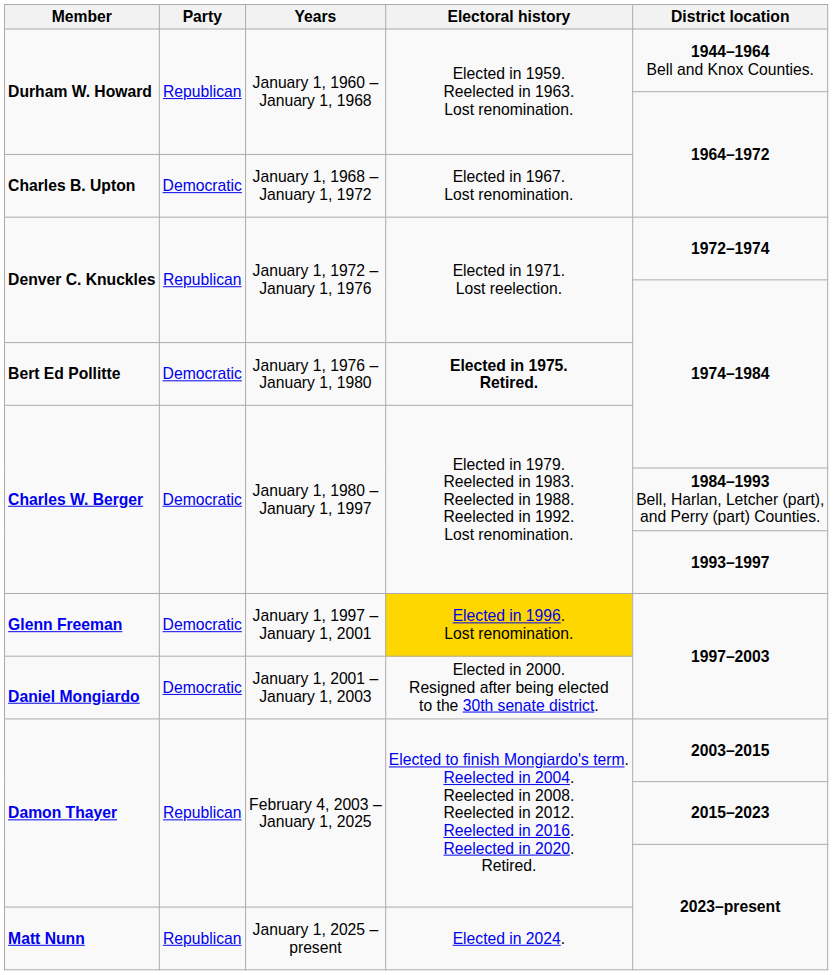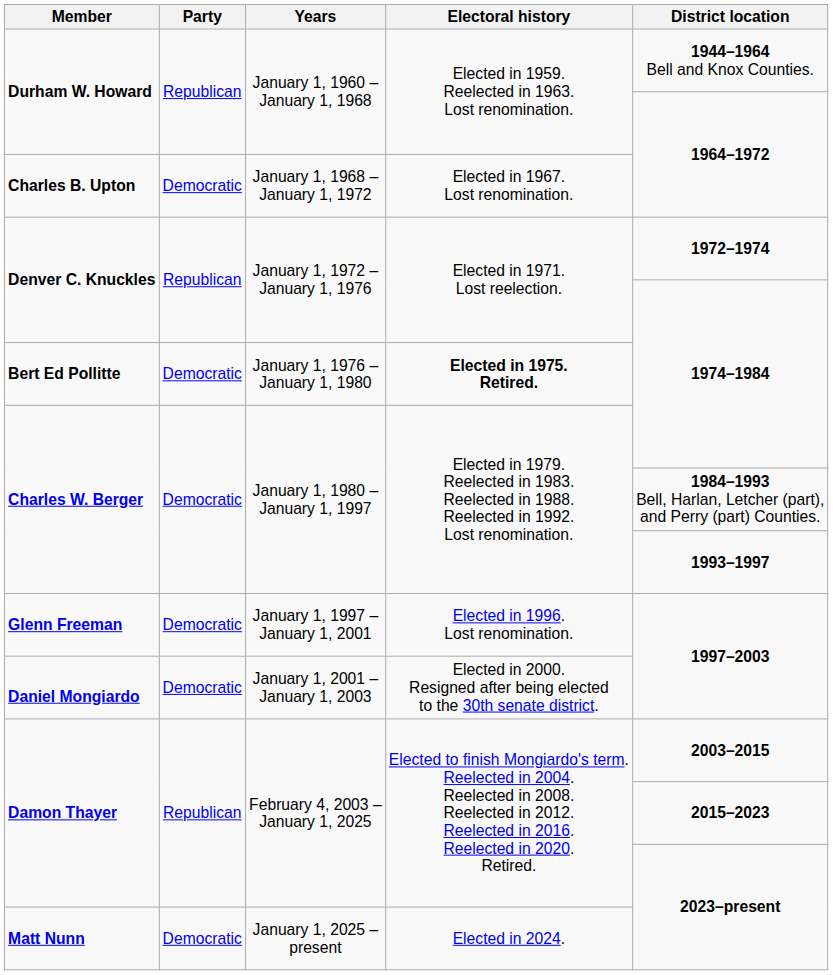(509, 625) gold background -> (509, 625) no background
(202, 938) Republican -> (202, 938) Democratic
